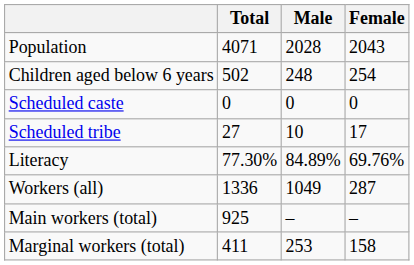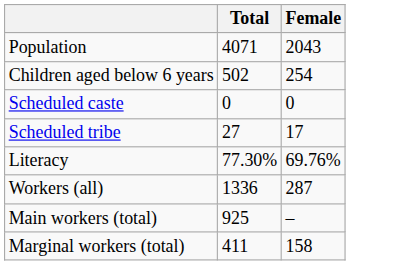- column: (313, 18)
